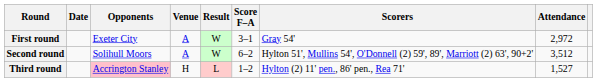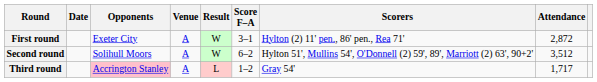(278, 38) Gray 54' -> (333, 38) Hylton (2) 11' pen., 86' pen., Rea 71'
(562, 38) 2,972 -> (562, 38) 2,872
(186, 69) H -> (186, 69) A
(333, 69) Hylton (2) 11' pen., 86' pen., Rea 71' -> (278, 69) Gray 54'
(562, 69) 1,527 -> (562, 69) 1,717
